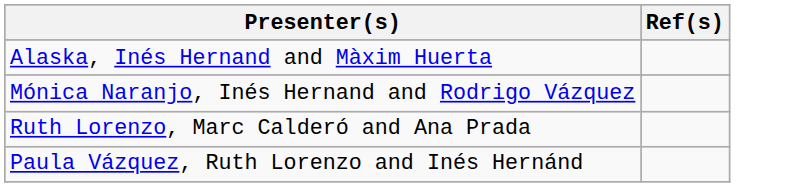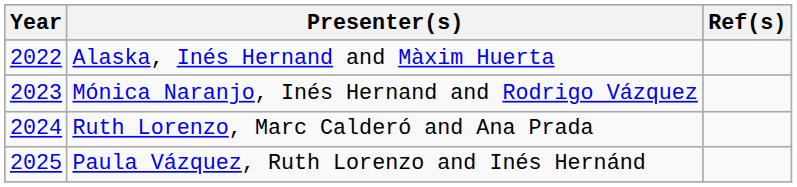+ column: (36, 23)
